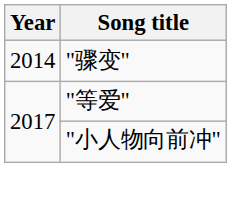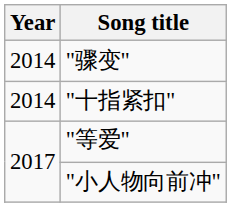+ row: (121, 100)
